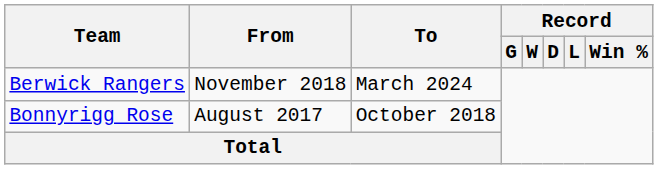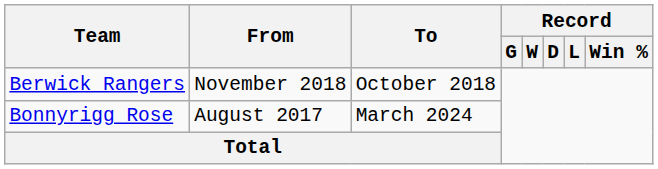(414, 84) March 2024 -> (426, 84) October 2018
(426, 116) October 2018 -> (414, 116) March 2024
